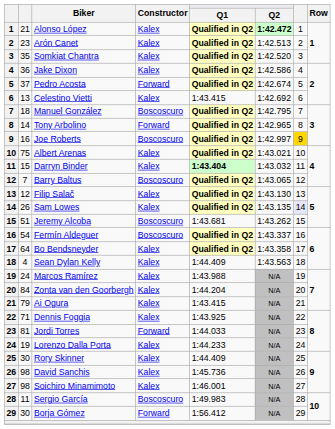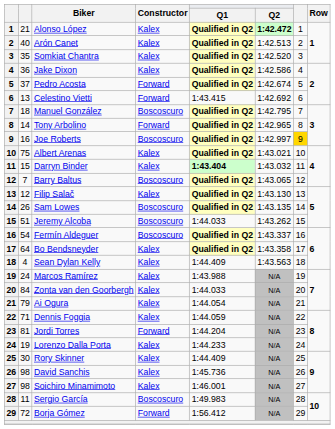(25, 42) 23 -> (25, 42) 40
(149, 97) Kalex -> (154, 97) Forward
(149, 207) Kalex -> (160, 207) Boscoscuro
(300, 207) lavender background -> (300, 207) no background
(209, 221) 1:43.681 -> (209, 221) 1:44.033
(209, 289) 1:44.204 -> (209, 289) 1:44.033
(209, 303) 1:43.415 -> (209, 303) 1:44.054
(209, 317) 1:43.925 -> (209, 317) 1:44.059
(209, 330) 1:44.033 -> (209, 330) 1:44.204
(25, 413) 30 -> (25, 413) 72
